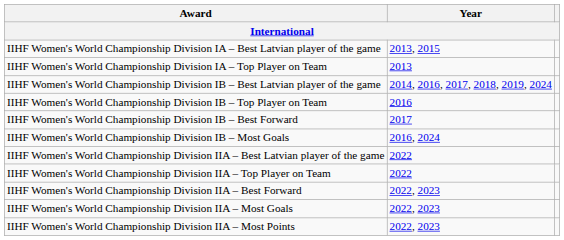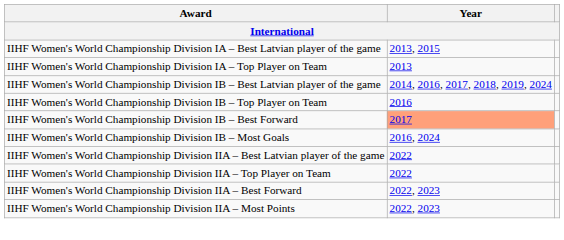(401, 119) no background -> (401, 119) lightsalmon background
- row: (150, 208)
